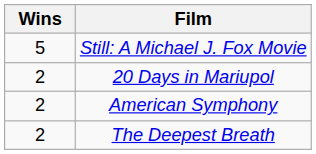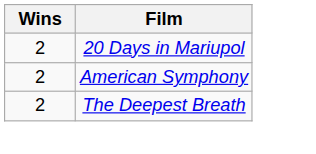- row: (193, 47)
